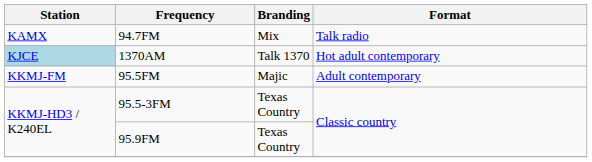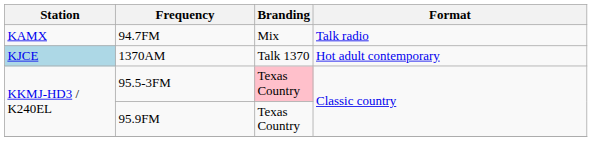- row: (139, 76)
(279, 104) no background -> (279, 83) pink background
